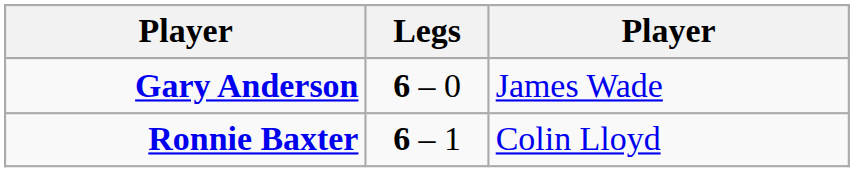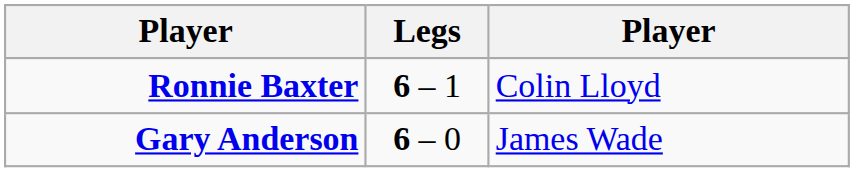rows swapped: (247, 85) <-> (253, 138)
